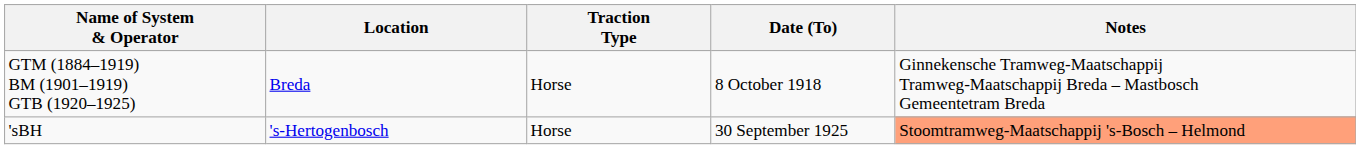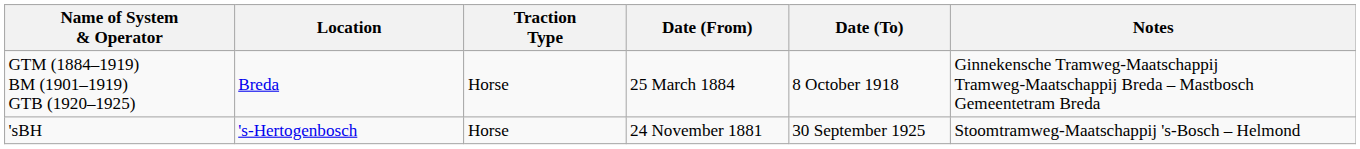+ column: (707, 27)
(1072, 130) lightsalmon background -> (1127, 130) no background
